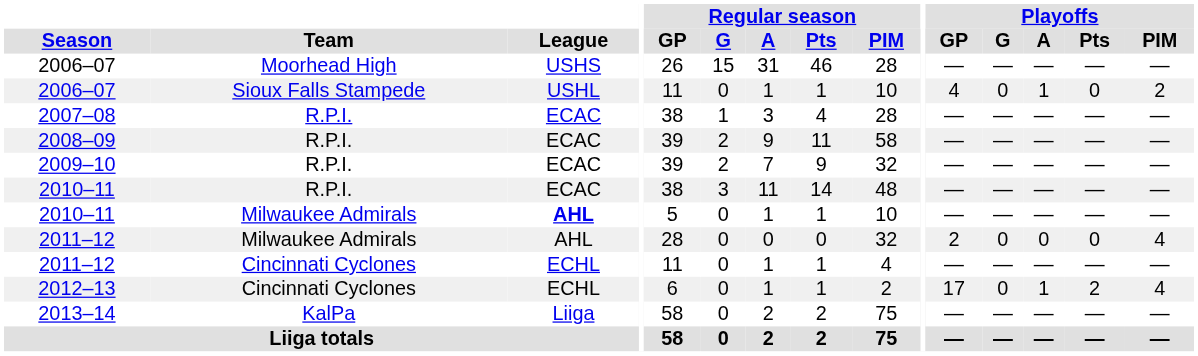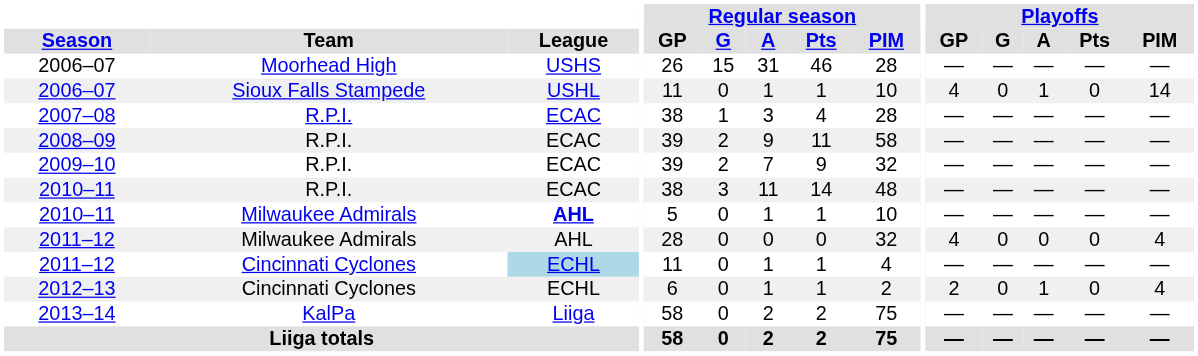(1160, 90) 2 -> (1160, 90) 14
(954, 239) 2 -> (954, 239) 4
(573, 264) no background -> (573, 264) lightblue background
(954, 289) 17 -> (954, 289) 2
(1095, 289) 2 -> (1095, 289) 0
